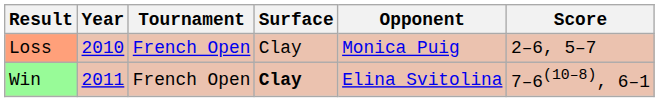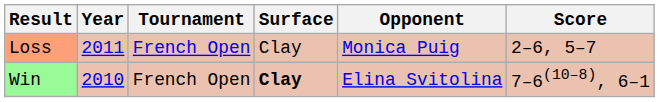(103, 48) 2010 -> (103, 48) 2011
(103, 80) 2011 -> (103, 80) 2010
